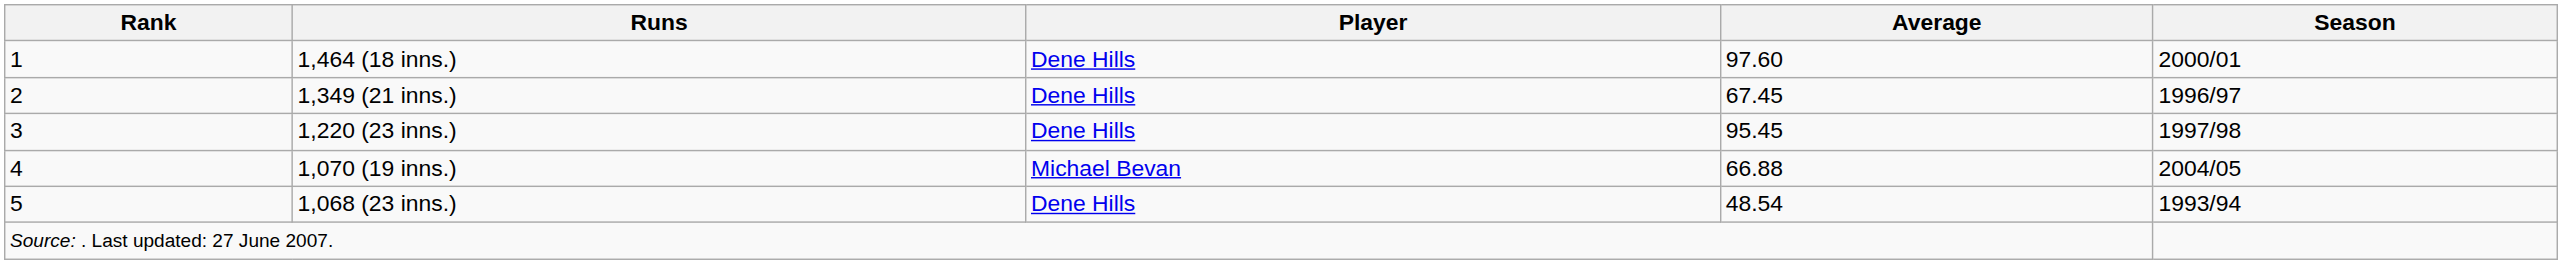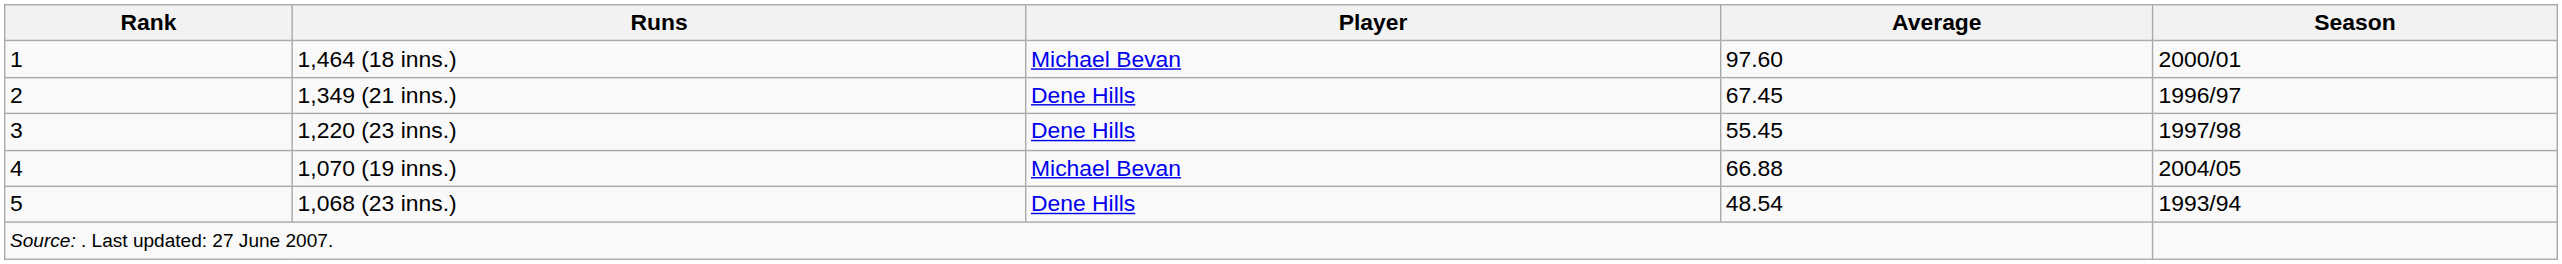(1083, 58) Dene Hills -> (1106, 58) Michael Bevan
(1754, 131) 95.45 -> (1754, 131) 55.45
